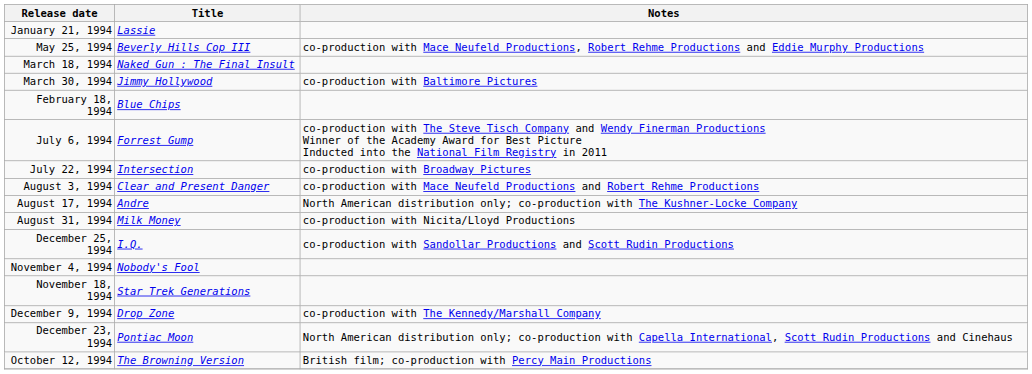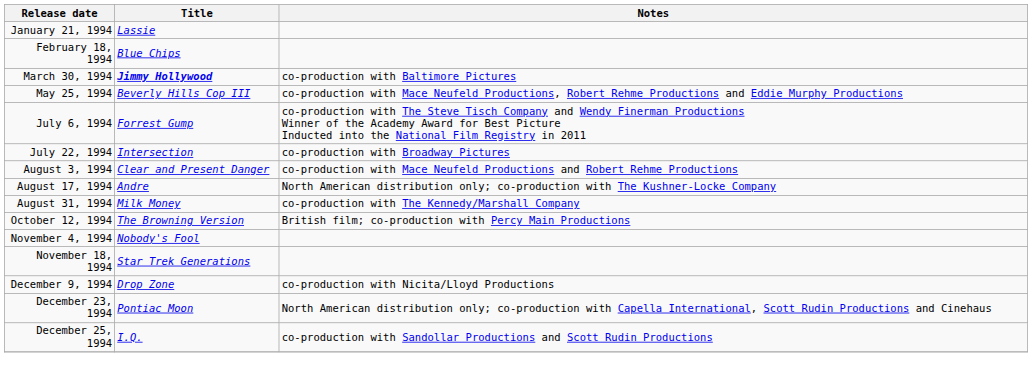rows swapped: (74, 105) <-> (74, 47)
- row: (68, 64)
(165, 82) normal -> (165, 77) bold
(439, 221) co-production with Nicita/Lloyd Productions -> (431, 204) co-production with The Kennedy/Marshall Company
rows swapped: (61, 360) <-> (74, 244)
(452, 314) co-production with The Kennedy/Marshall Company -> (418, 285) co-production with Nicita/Lloyd Productions
